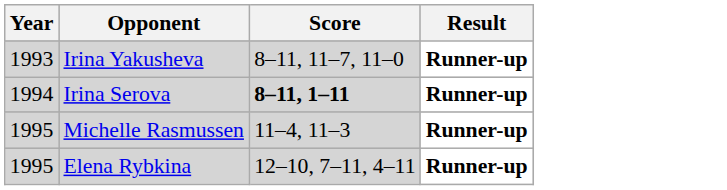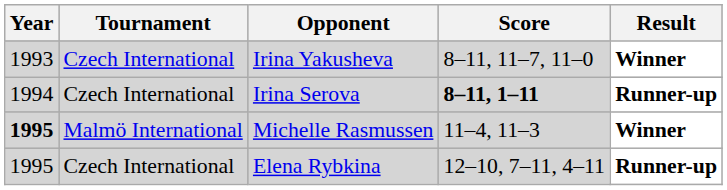+ column: (153, 22)
(477, 58) Runner-up -> (651, 58) Winner
(32, 130) normal -> (32, 130) bold
(477, 130) Runner-up -> (651, 130) Winner
